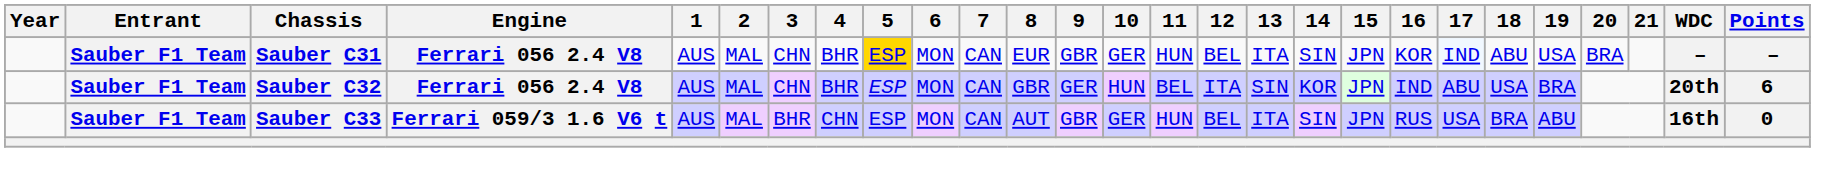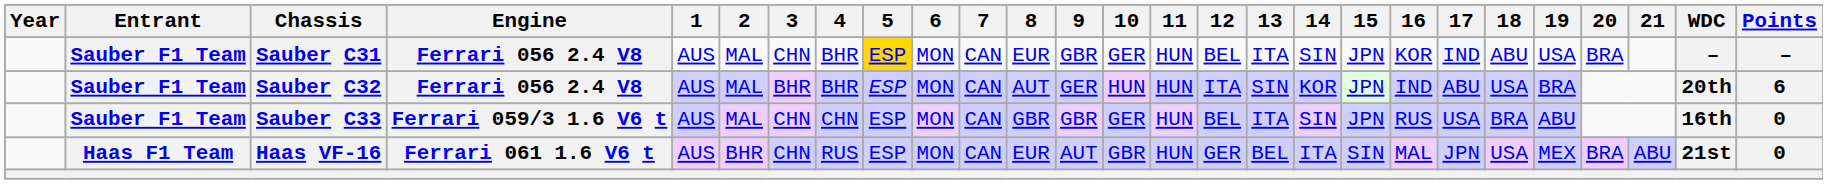(792, 87) CHN -> (792, 87) BHR
(1031, 87) GBR -> (1031, 87) AUT
(1174, 87) BEL -> (1174, 87) HUN
(792, 120) BHR -> (792, 120) CHN
(1031, 120) AUT -> (1031, 120) GBR
+ row: (319, 153)
